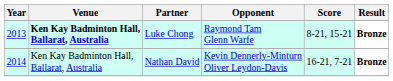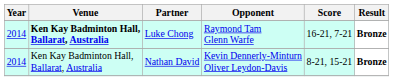(16, 34) 2013 -> (16, 34) 2014
(329, 34) 8-21, 15-21 -> (329, 34) 16-21, 7-21
(329, 62) 16-21, 7-21 -> (329, 62) 8-21, 15-21
